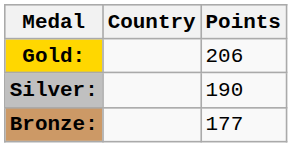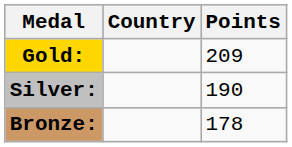(224, 56) 206 -> (224, 56) 209
(224, 124) 177 -> (224, 124) 178
